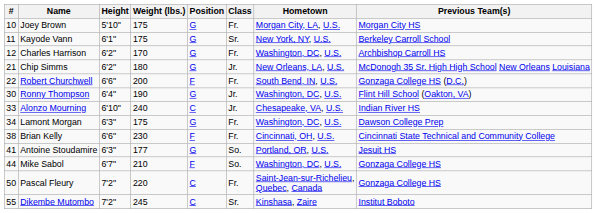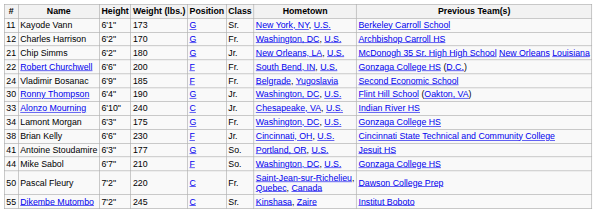- row: (43, 26)
(140, 39) 175 -> (140, 26) 173
+ row: (54, 81)
(401, 123) Dawson College Prep -> (400, 123) Gonzaga College HS
(233, 137) Fr. -> (233, 137) Jr.
(400, 183) Gonzaga College HS -> (401, 183) Dawson College Prep
